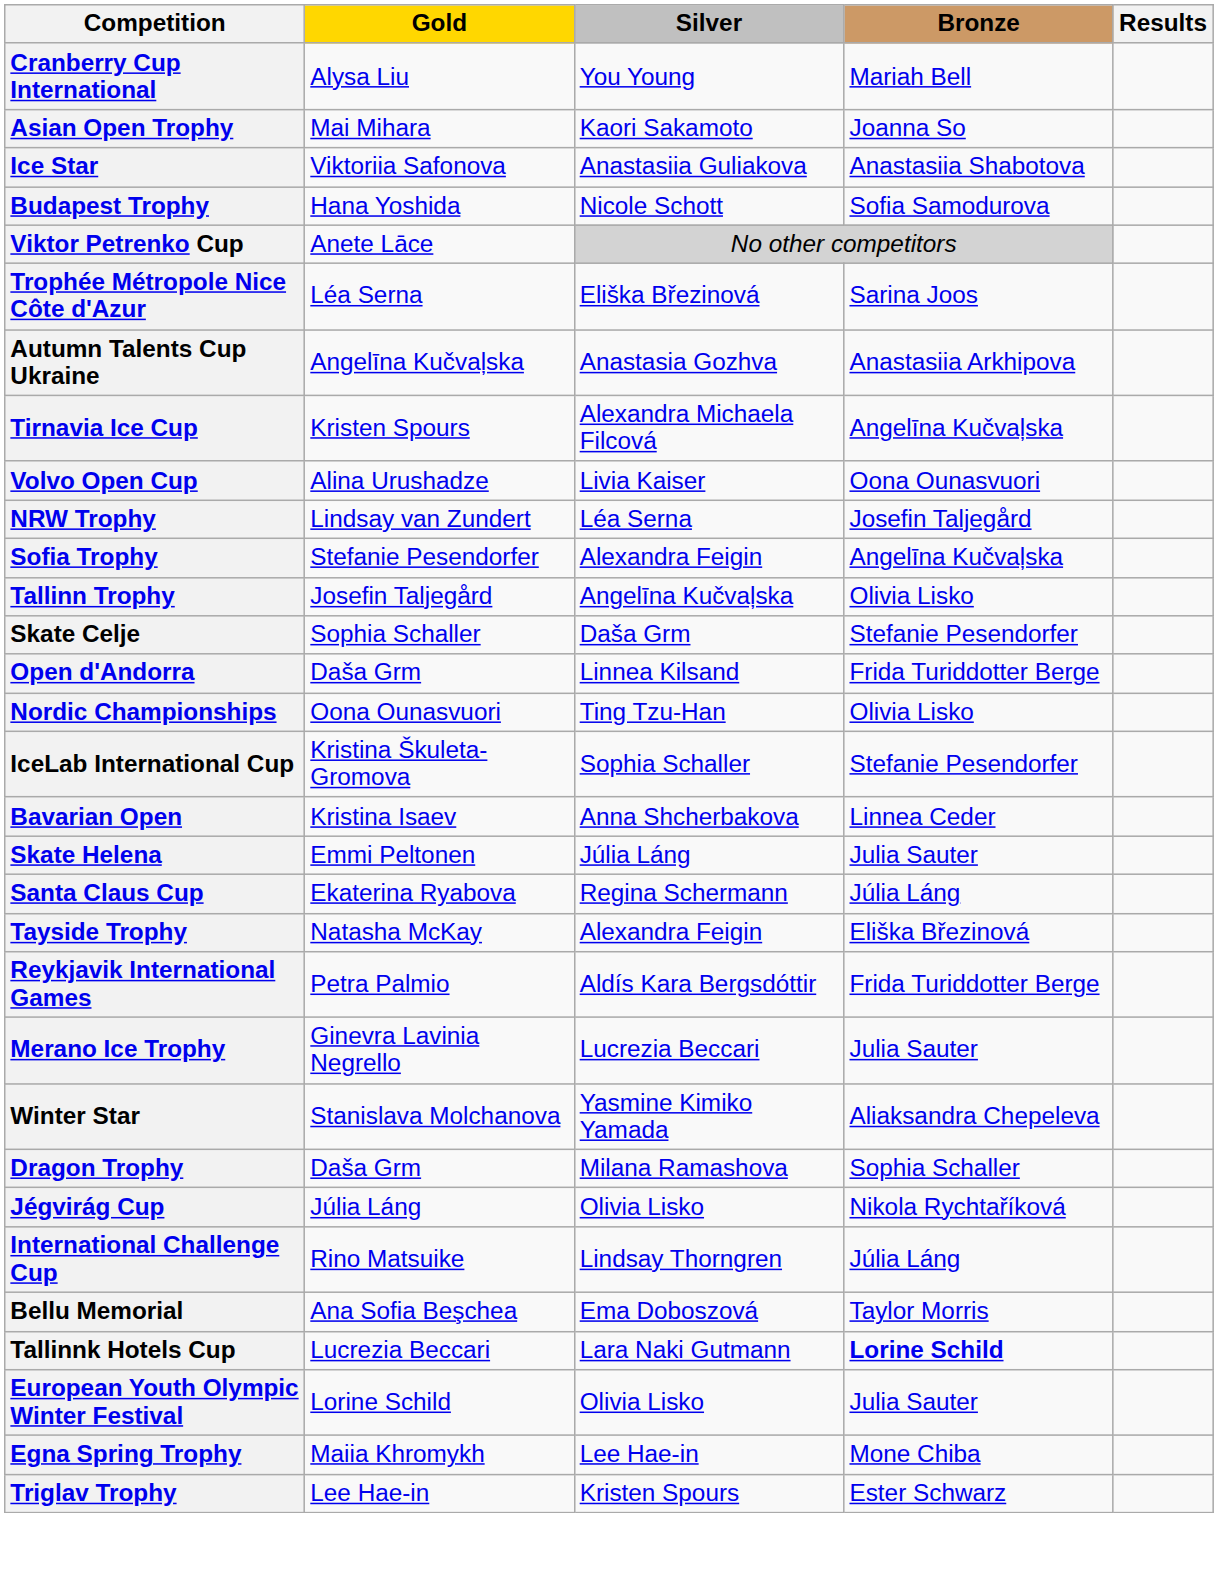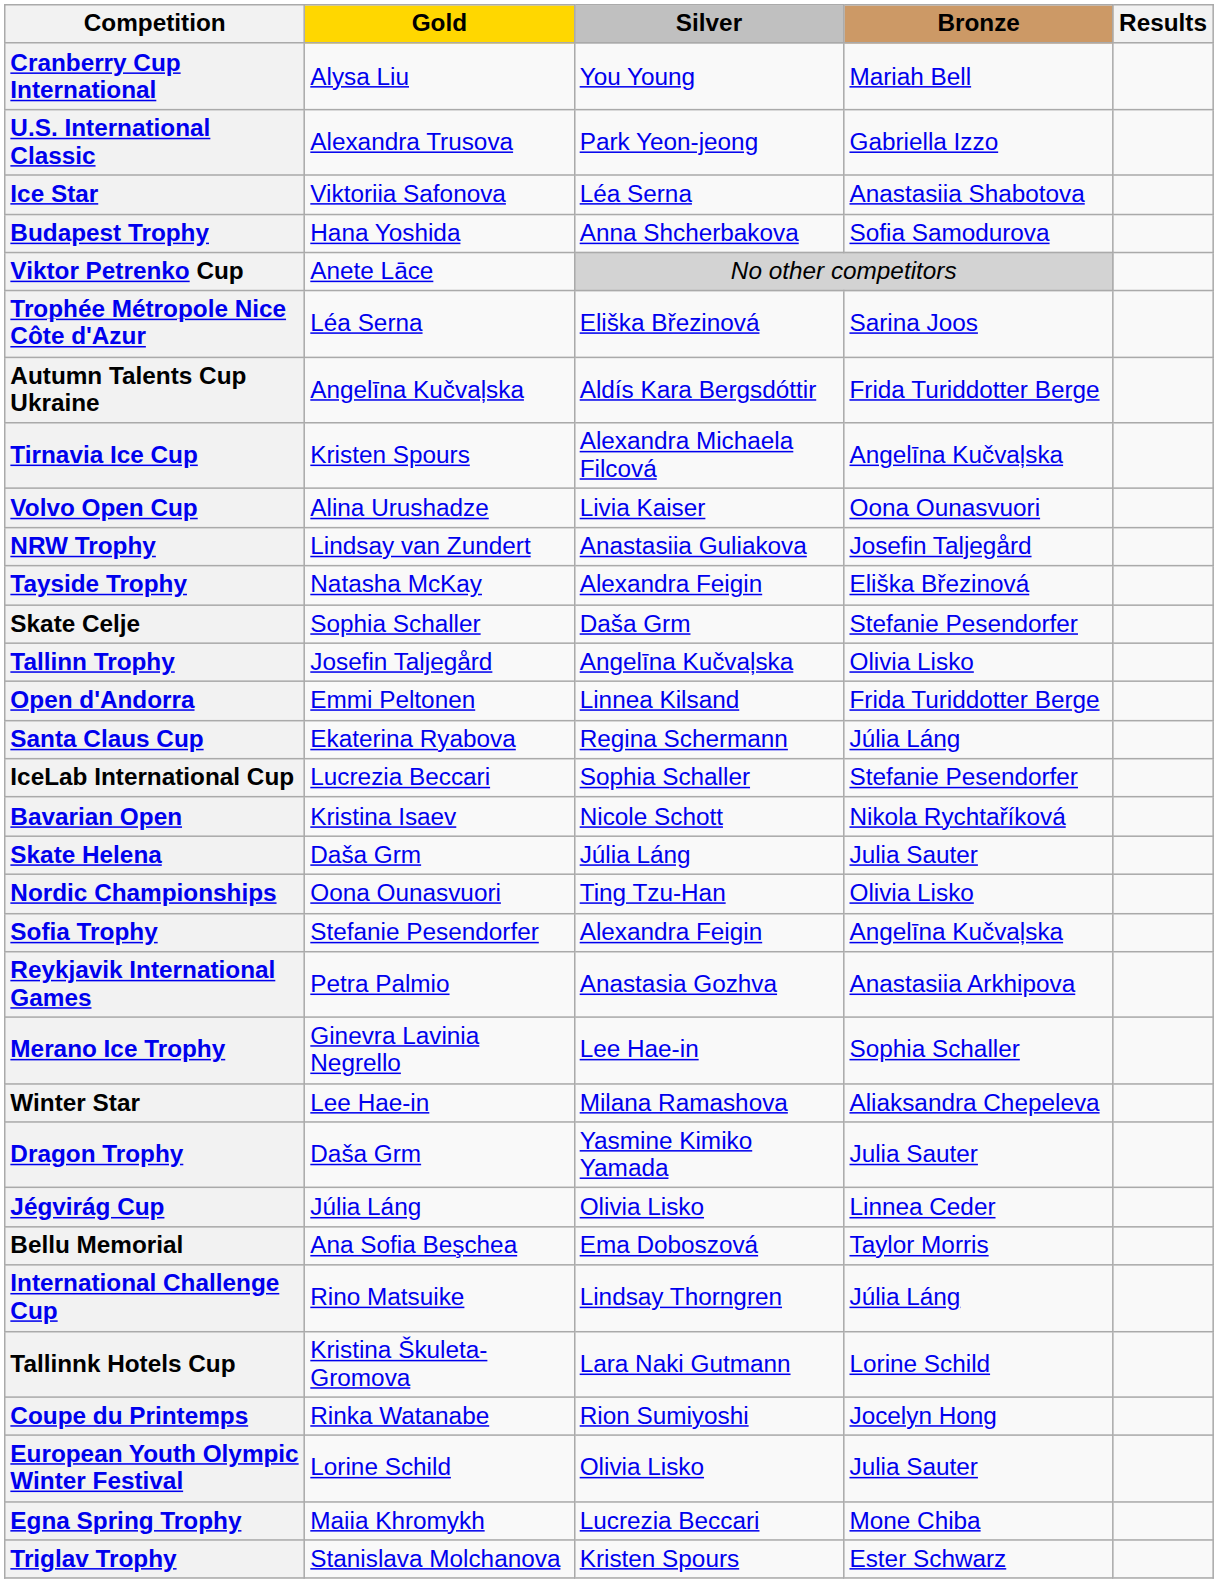+ row: (110, 141)
- row: (122, 128)
(693, 166) Anastasiia Guliakova -> (636, 194) Léa Serna
(651, 205) Nicole Schott -> (689, 232) Anna Shcherbakova
(678, 362) Anastasia Gozhva -> (698, 389) Aldís Kara Bergsdóttir
(962, 362) Anastasiia Arkhipova -> (975, 389) Frida Turiddotter Berge
(636, 518) Léa Serna -> (693, 546) Anastasiia Guliakova
rows swapped: (99, 931) <-> (84, 557)
rows swapped: (93, 596) <-> (75, 634)
(366, 673) Daša Grm -> (393, 700) Emmi Peltonen
rows swapped: (107, 893) <-> (143, 711)
(399, 764) Kristina Škuleta-Gromova -> (400, 777) Lucrezia Beccari
(689, 816) Anna Shcherbakova -> (651, 816) Nicole Schott
(922, 816) Linnea Ceder -> (958, 816) Nikola Rychtaříková
(393, 854) Emmi Peltonen -> (366, 854) Daša Grm
(698, 984) Aldís Kara Bergsdóttir -> (678, 984) Anastasia Gozhva
(975, 984) Frida Turiddotter Berge -> (962, 984) Anastasiia Arkhipova
(670, 1050) Lucrezia Beccari -> (639, 1050) Lee Hae-in
(914, 1050) Julia Sauter -> (935, 1050) Sophia Schaller
(435, 1116) Stanislava Molchanova -> (370, 1102) Lee Hae-in
(666, 1116) Yasmine Kimiko Yamada -> (684, 1102) Milana Ramashova
(684, 1168) Milana Ramashova -> (666, 1154) Yasmine Kimiko Yamada
(935, 1168) Sophia Schaller -> (914, 1154) Julia Sauter
(958, 1206) Nikola Rychtaříková -> (922, 1206) Linnea Ceder
rows swapped: (97, 1311) <-> (145, 1259)
(400, 1349) Lucrezia Beccari -> (399, 1363) Kristina Škuleta-Gromova
(926, 1349) bold -> (920, 1363) normal
+ row: (129, 1415)
(639, 1454) Lee Hae-in -> (670, 1520) Lucrezia Beccari
(370, 1493) Lee Hae-in -> (435, 1558) Stanislava Molchanova
